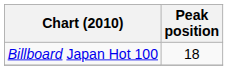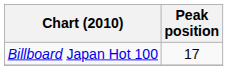(192, 53) 18 -> (192, 53) 17
